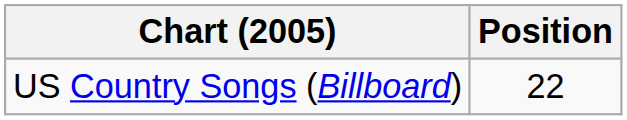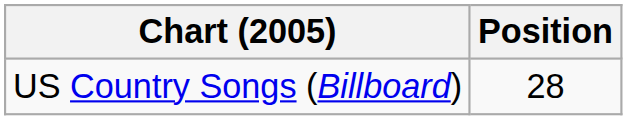(545, 85) 22 -> (545, 85) 28
